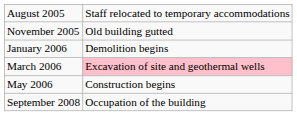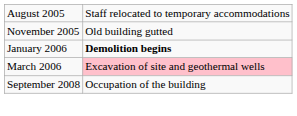(127, 48) normal -> (128, 48) bold
- row: (30, 84)
